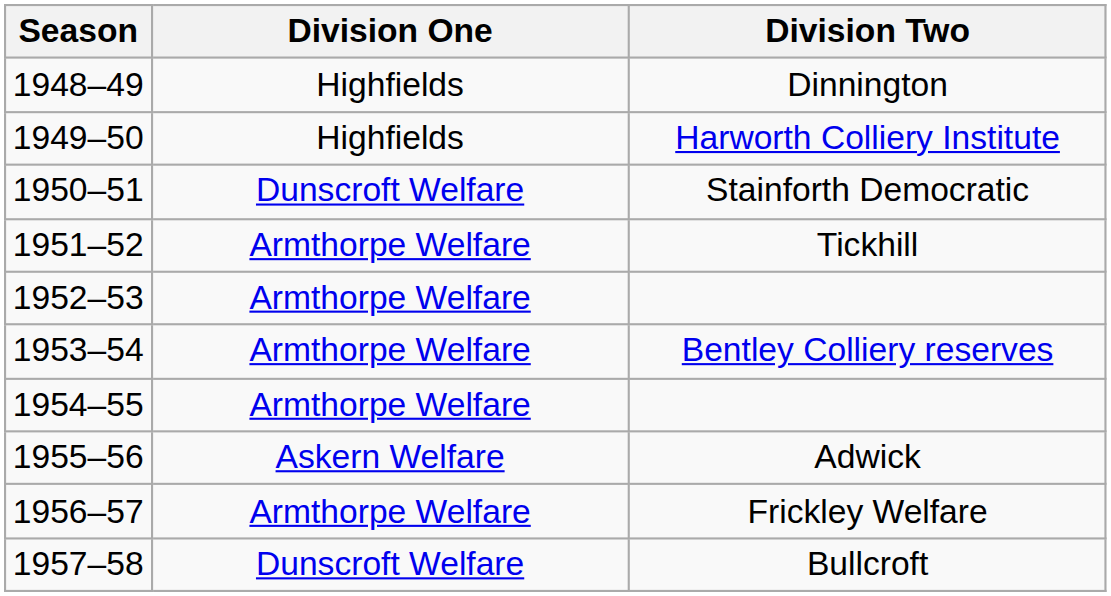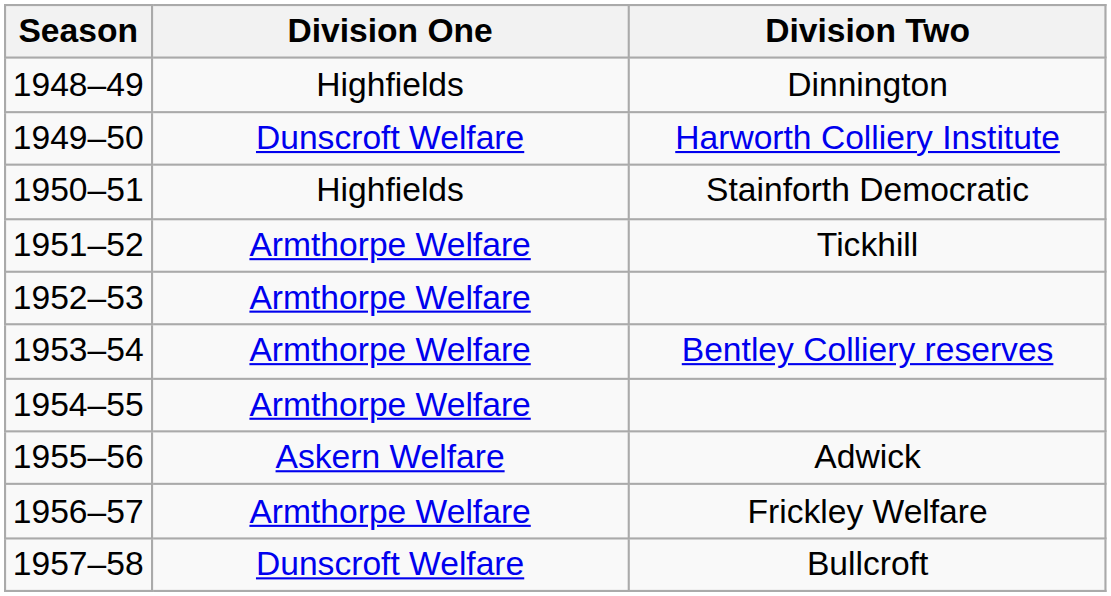(390, 137) Highfields -> (390, 137) Dunscroft Welfare
(390, 191) Dunscroft Welfare -> (390, 191) Highfields
